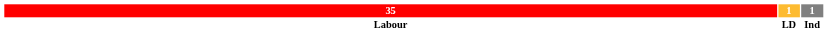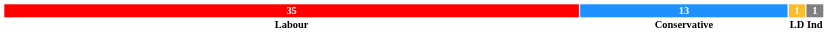+ column: (684, 10)
